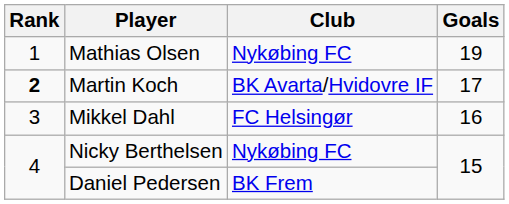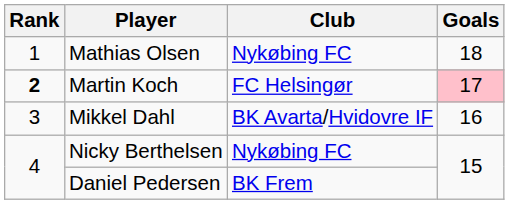(471, 53) 19 -> (471, 53) 18
(333, 85) BK Avarta/Hvidovre IF -> (292, 85) FC Helsingør
(471, 85) no background -> (471, 85) pink background
(292, 118) FC Helsingør -> (333, 118) BK Avarta/Hvidovre IF
